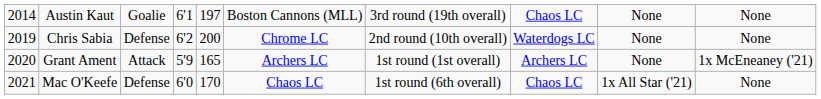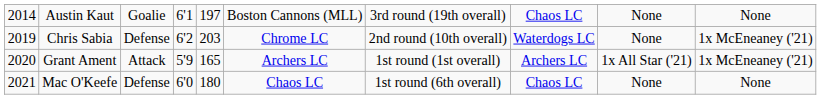(210, 37) 200 -> (210, 37) 203
(755, 37) None -> (755, 37) 1x McEneaney ('21)
(646, 60) None -> (646, 60) 1x All Star ('21)
(210, 82) 170 -> (210, 82) 180
(646, 82) 1x All Star ('21) -> (646, 82) None
